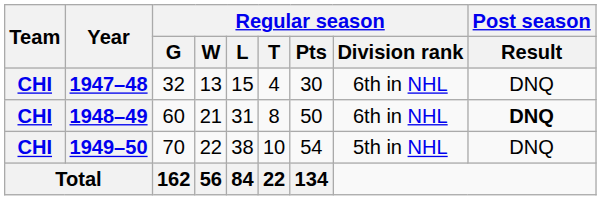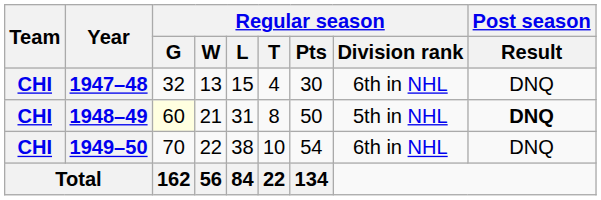(174, 116) no background -> (174, 116) lightyellow background
(400, 116) 6th in NHL -> (400, 116) 5th in NHL
(400, 148) 5th in NHL -> (400, 148) 6th in NHL
